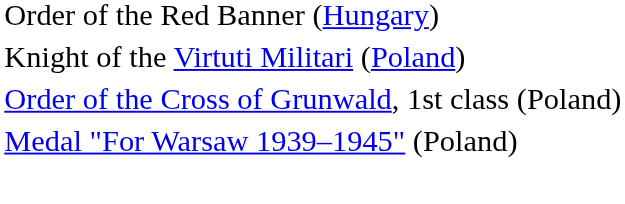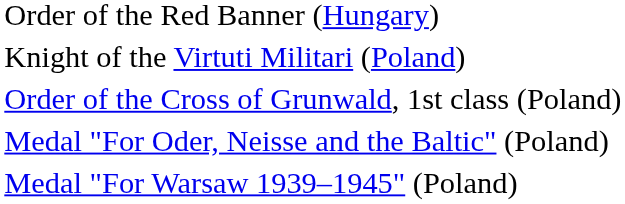+ row: (307, 140)
